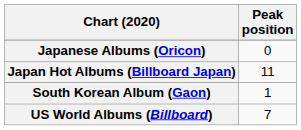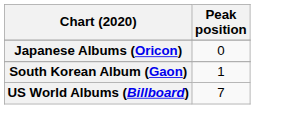- row: (122, 72)
